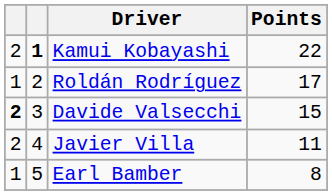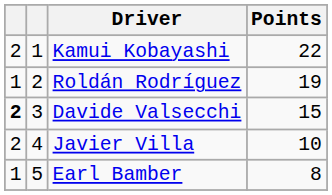(37, 51) bold -> (37, 51) normal
(310, 82) 17 -> (310, 82) 19
(310, 144) 11 -> (310, 144) 10
